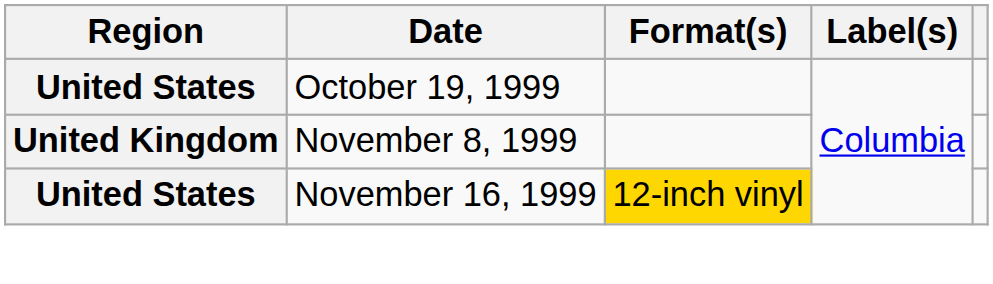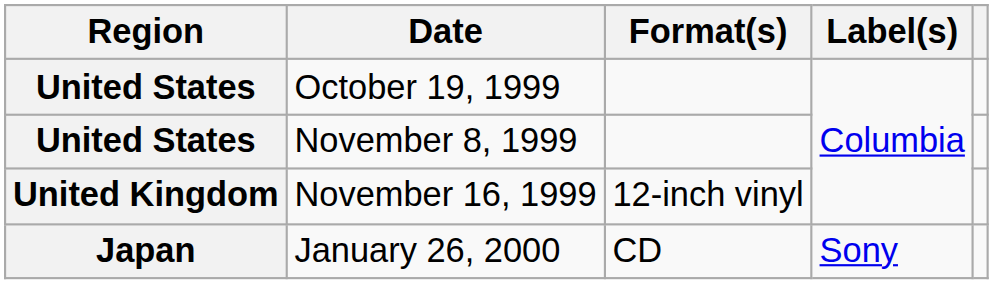(146, 140) United Kingdom -> (146, 140) United States
(146, 195) United States -> (146, 195) United Kingdom
(708, 195) gold background -> (708, 195) no background
+ row: (427, 250)
